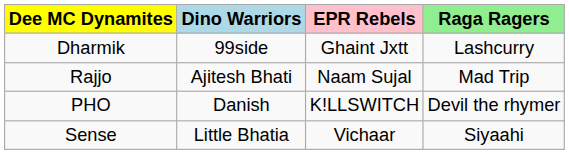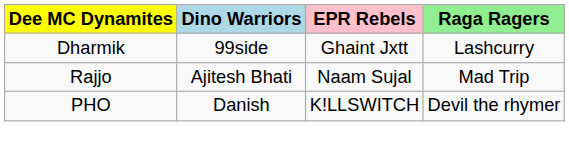- row: (91, 134)
